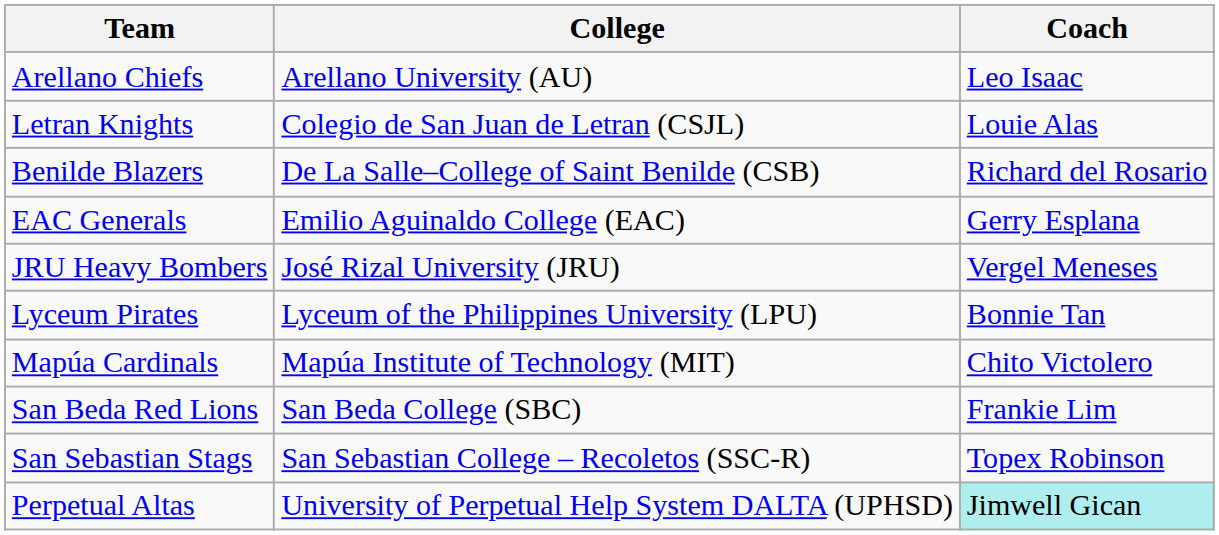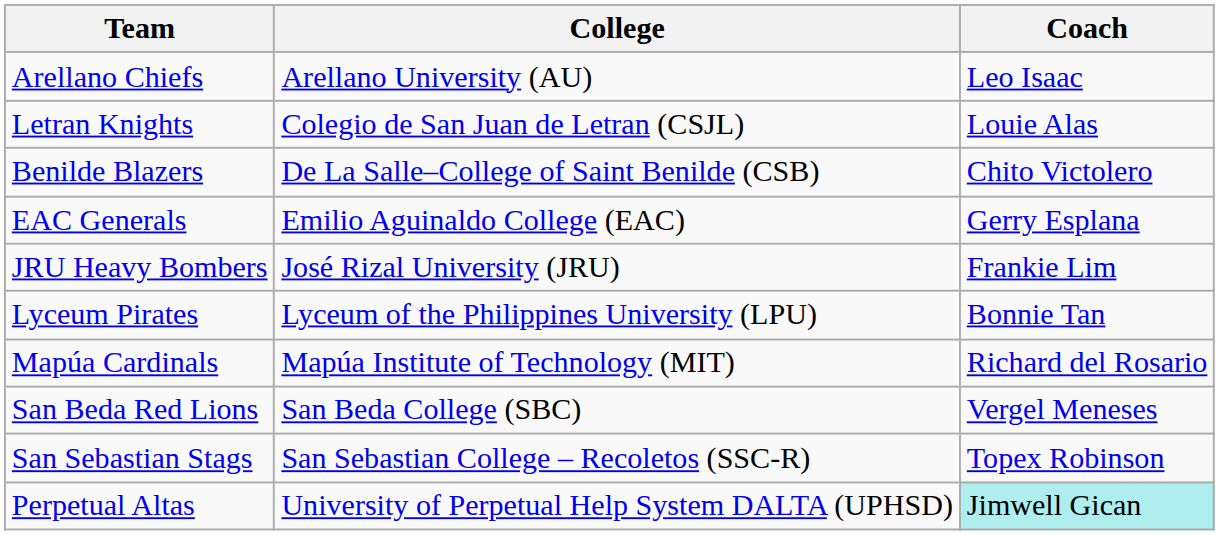(1087, 171) Richard del Rosario -> (1060, 171) Chito Victolero
(1062, 266) Vergel Meneses -> (1042, 266) Frankie Lim
(1060, 362) Chito Victolero -> (1087, 362) Richard del Rosario
(1042, 409) Frankie Lim -> (1062, 409) Vergel Meneses
